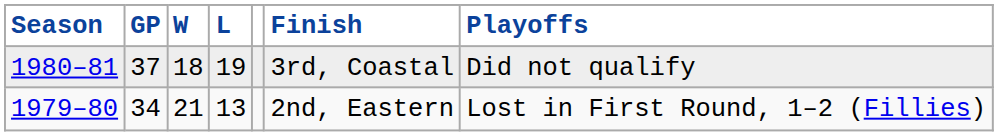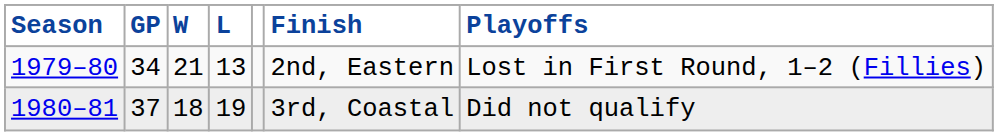rows swapped: (65, 109) <-> (65, 67)
